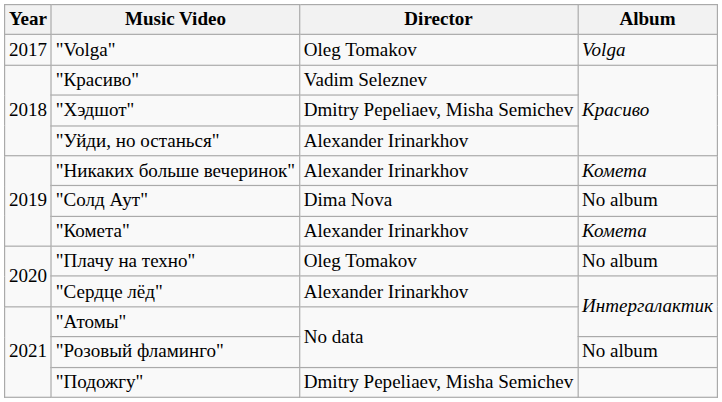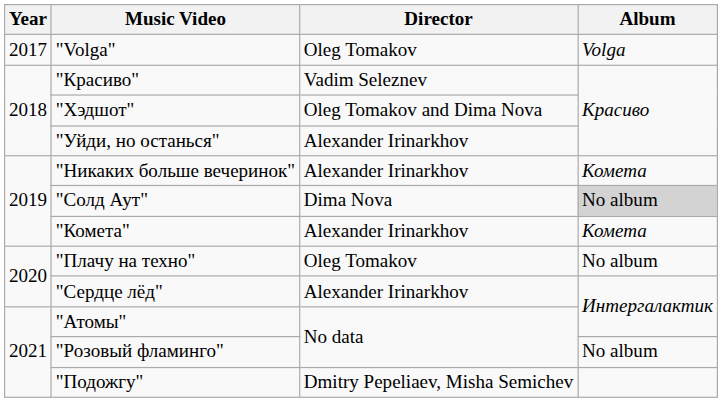(439, 110) Dmitry Pepeliaev, Misha Semichev -> (423, 110) Oleg Tomakov and Dima Nova
(620, 200) no background -> (620, 200) lightgrey background
